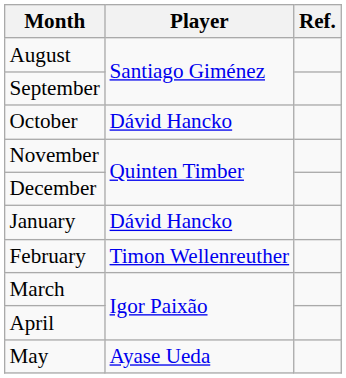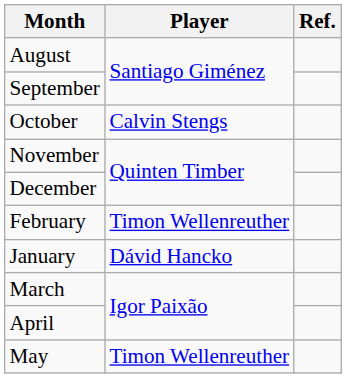(171, 121) Dávid Hancko -> (169, 121) Calvin Stengs
rows swapped: (42, 222) <-> (48, 255)
(160, 356) Ayase Ueda -> (199, 356) Timon Wellenreuther
